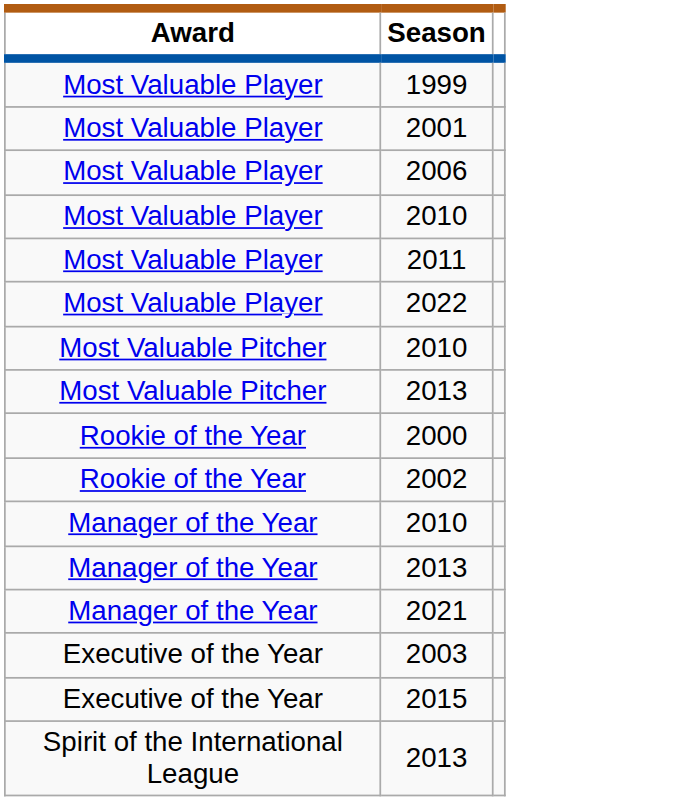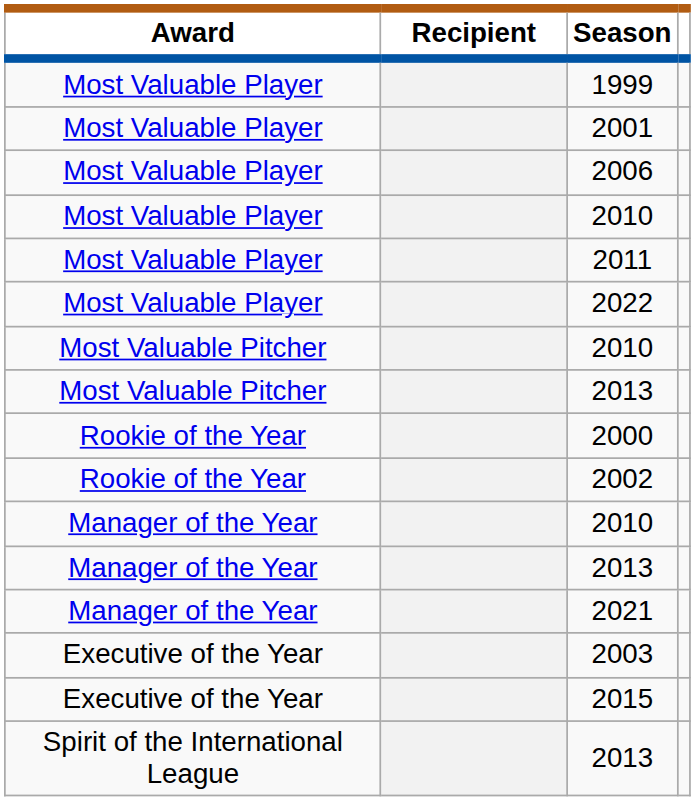+ column: (474, 33)
